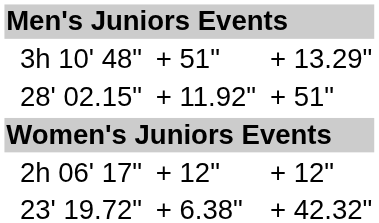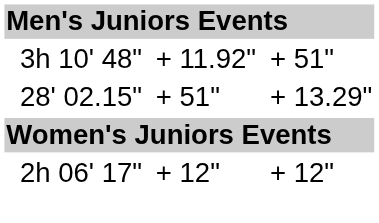(188, 59) + 51" -> (206, 59) + 11.92"
(321, 59) + 13.29" -> (302, 59) + 51"
(206, 96) + 11.92" -> (188, 96) + 51"
(302, 96) + 51" -> (321, 96) + 13.29"
- row: (81, 210)
